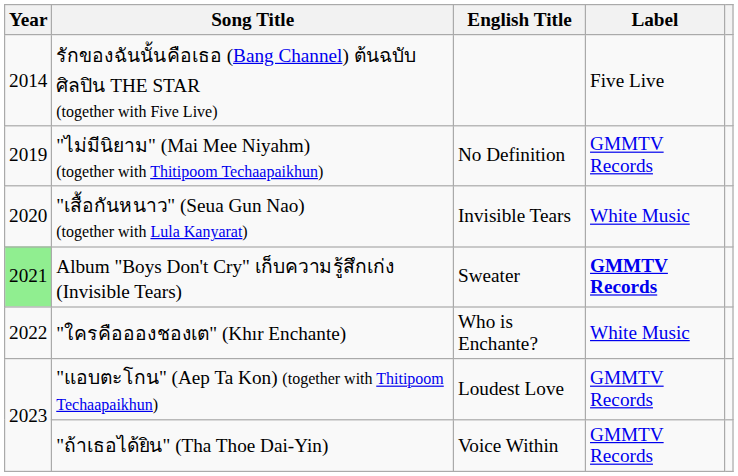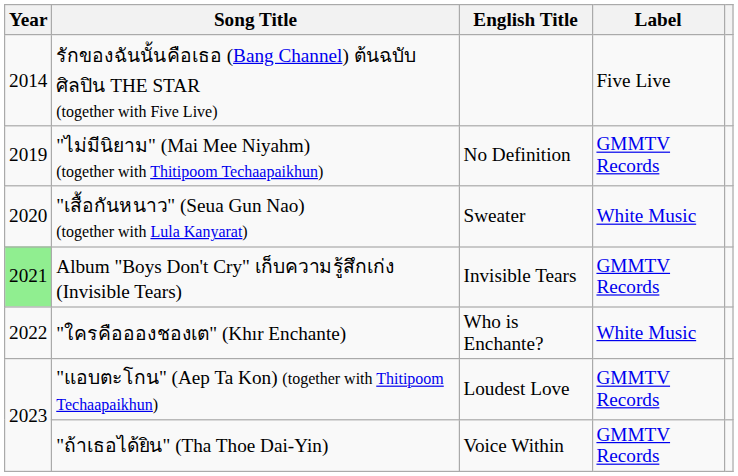(514, 216) Invisible Tears -> (494, 216) Sweater
(489, 276) Sweater -> (520, 276) Invisible Tears
(629, 276) bold -> (633, 276) normal
